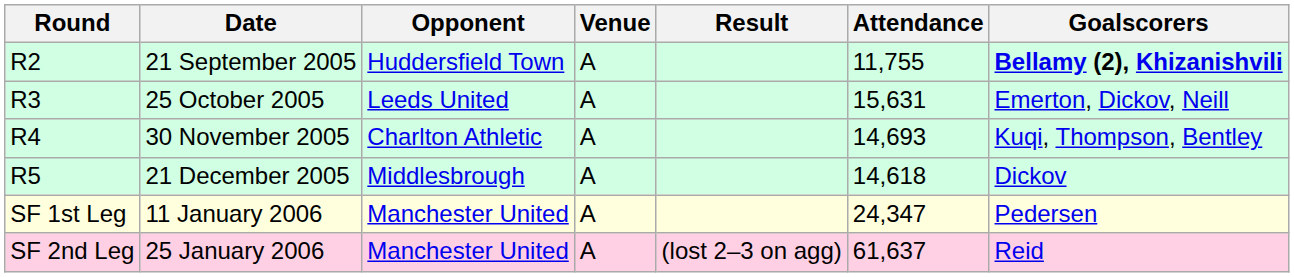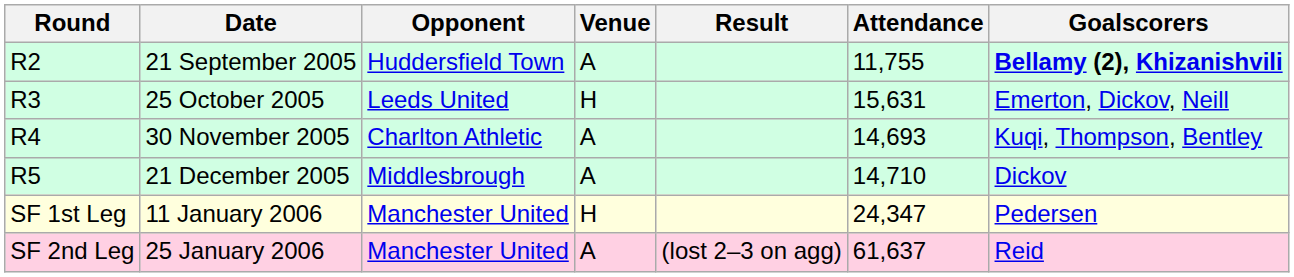(588, 99) A -> (589, 99) H
(889, 175) 14,618 -> (889, 175) 14,710
(588, 213) A -> (589, 213) H
